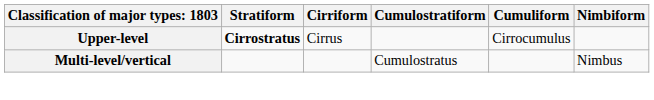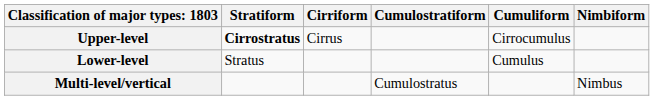+ row: (113, 60)
